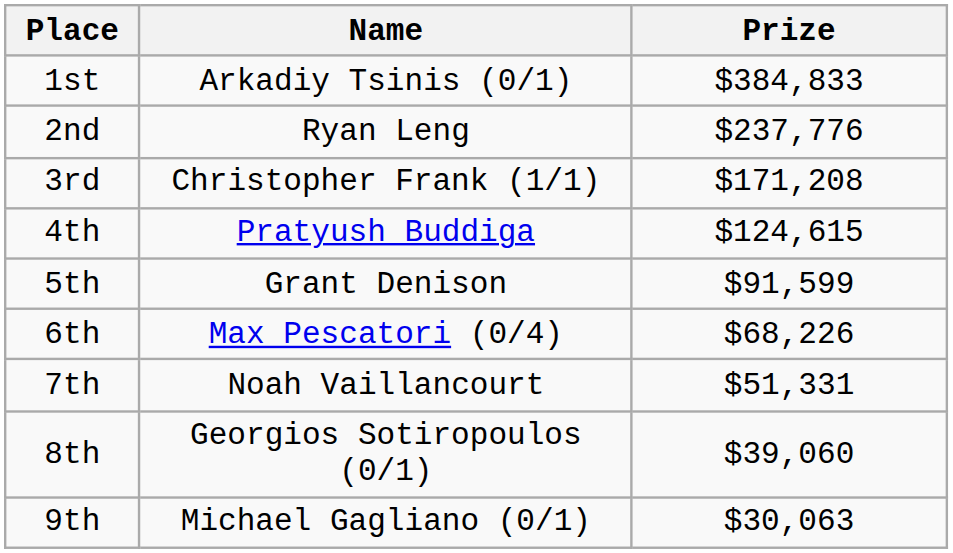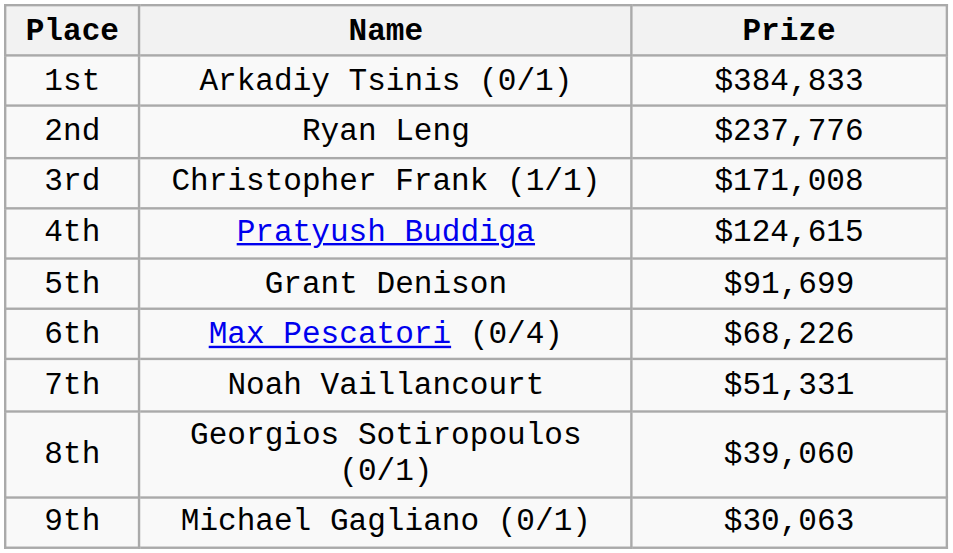(789, 182) $171,208 -> (789, 182) $171,008
(789, 284) $91,599 -> (789, 284) $91,699
